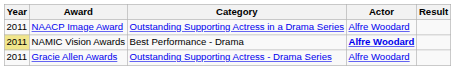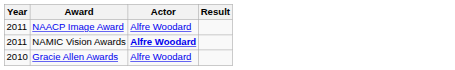- column: (237, 12)
(17, 42) khaki background -> (17, 42) no background
(17, 57) 2011 -> (17, 57) 2010
